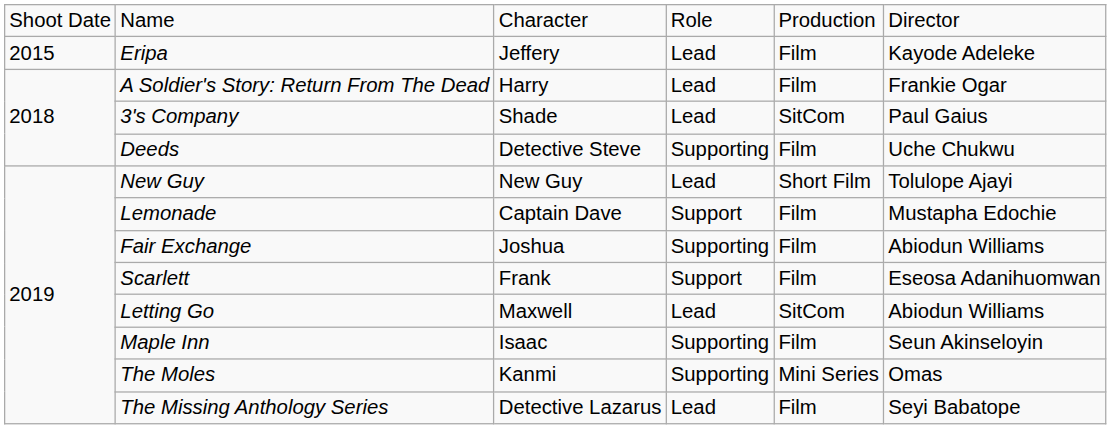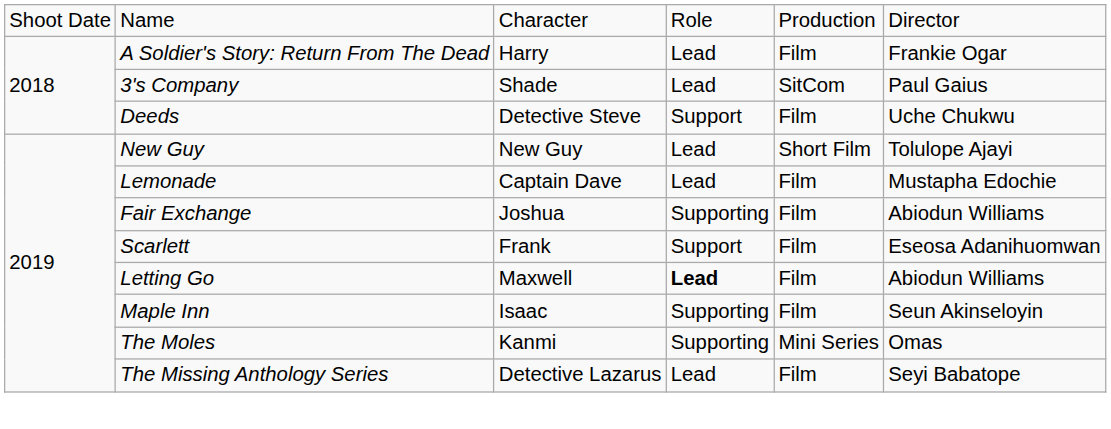- row: (144, 52)
(720, 149) Supporting -> (706, 117) Support
(706, 213) Support -> (693, 181) Lead
(693, 310) normal -> (694, 278) bold
(812, 310) SitCom -> (798, 278) Film
